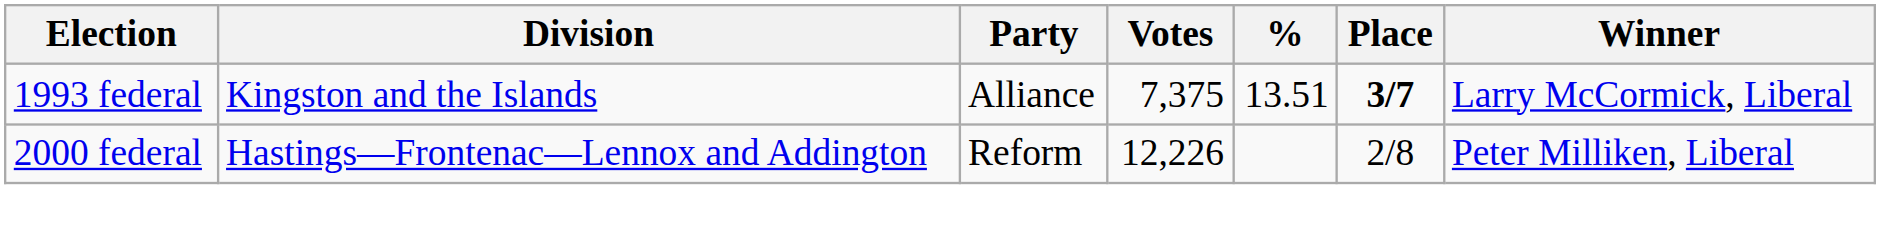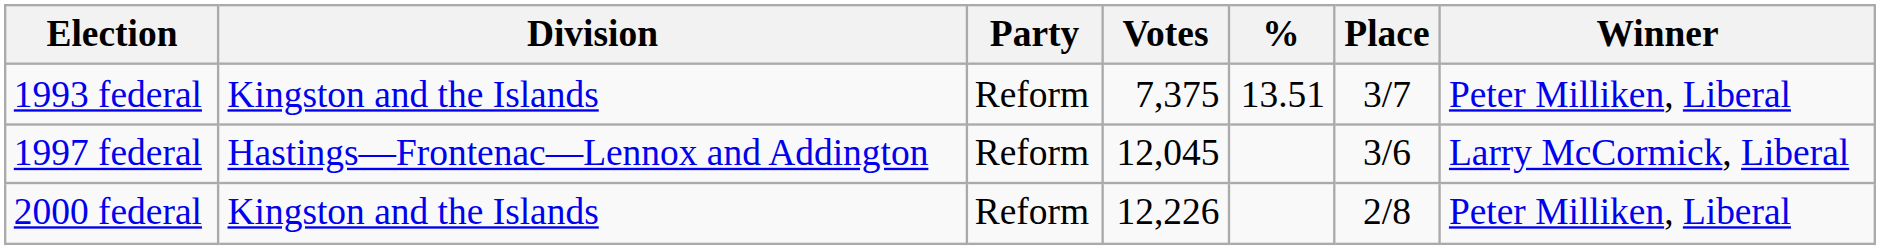(1031, 93) Alliance -> (1032, 93) Reform
(1390, 93) bold -> (1387, 93) normal
(1652, 93) Larry McCormick, Liberal -> (1620, 93) Peter Milliken, Liberal
+ row: (108, 152)
(576, 152) Hastings—Frontenac—Lennox and Addington -> (413, 212) Kingston and the Islands
